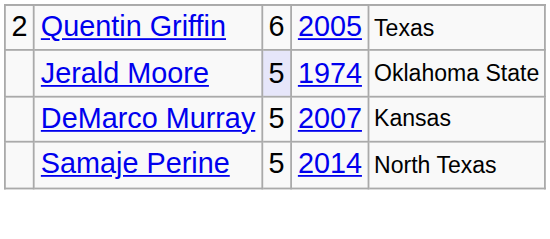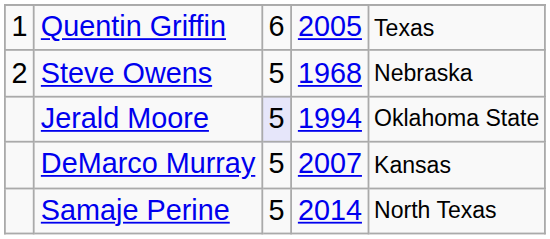(20, 27) 2 -> (20, 27) 1
+ row: (126, 73)
(330, 73) 1974 -> (330, 118) 1994
